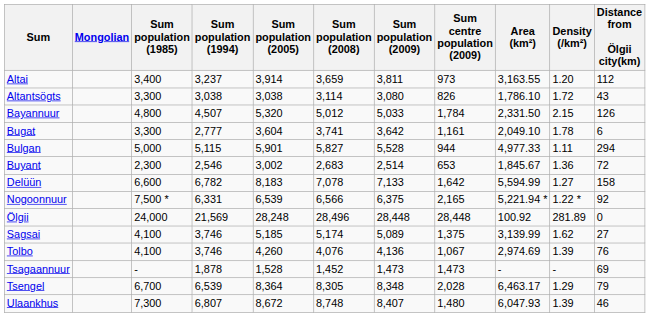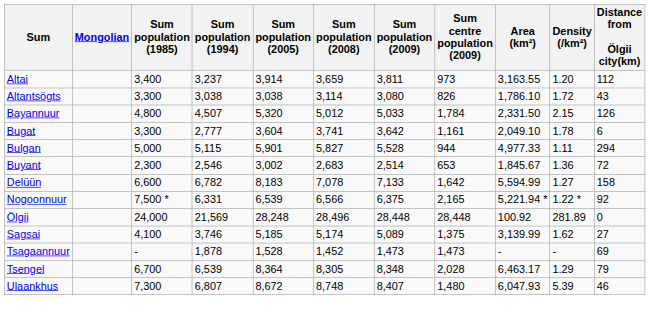- row: (20, 251)
(563, 303) 1.39 -> (563, 286) 5.39
